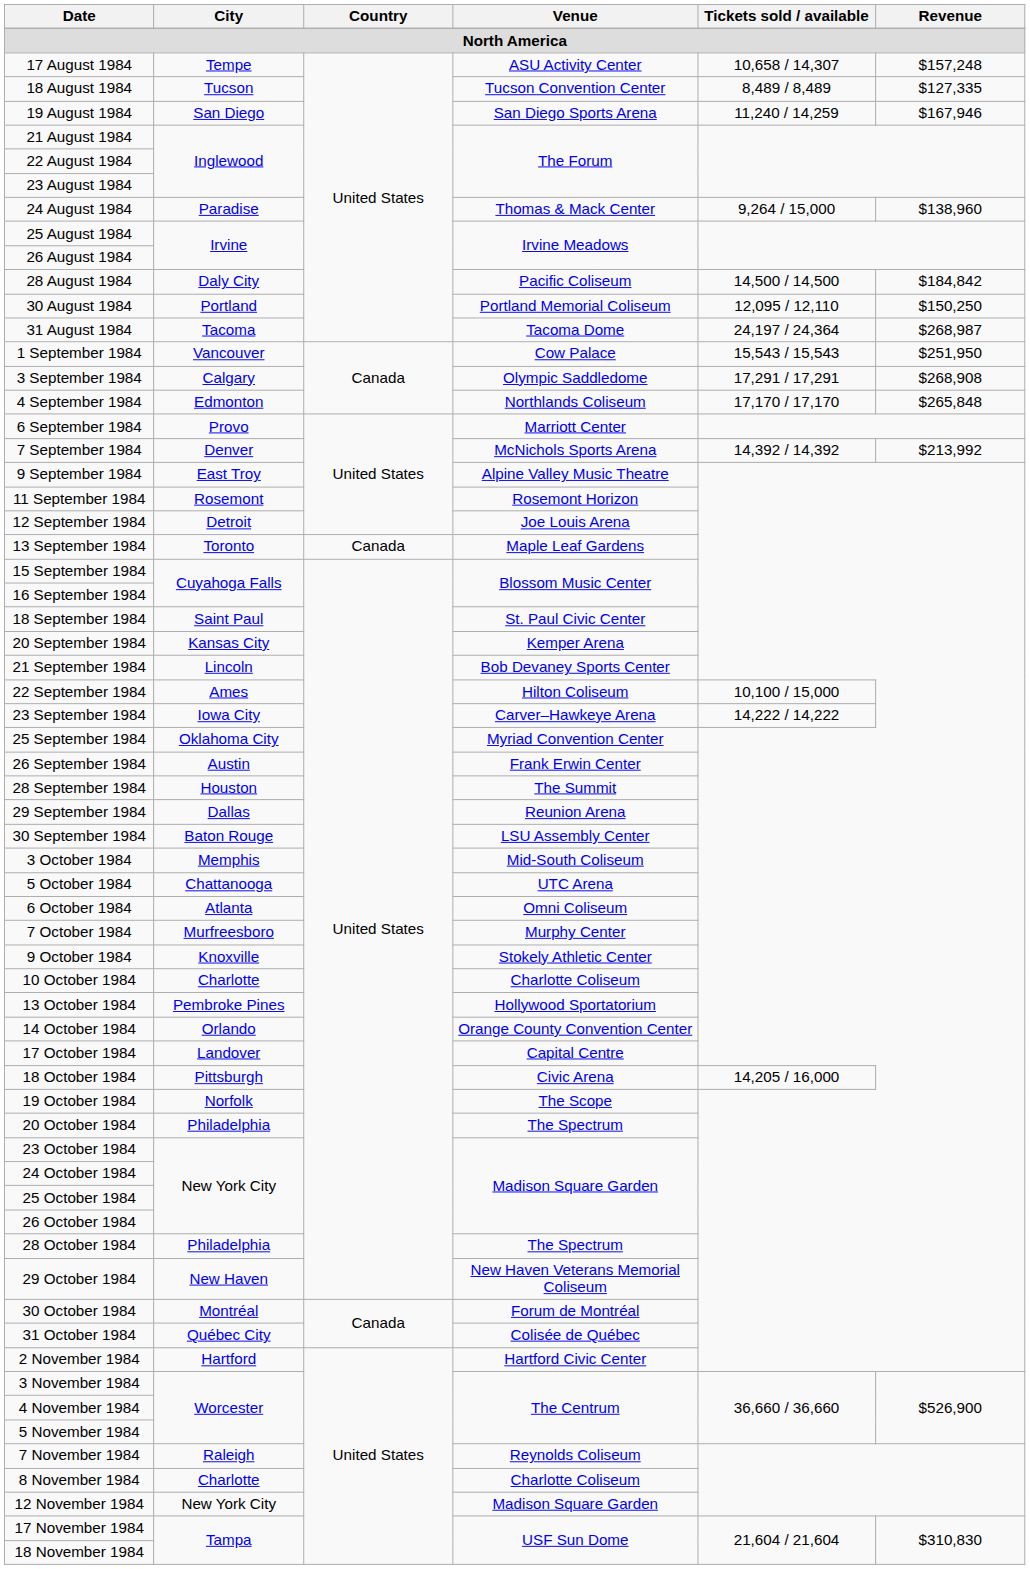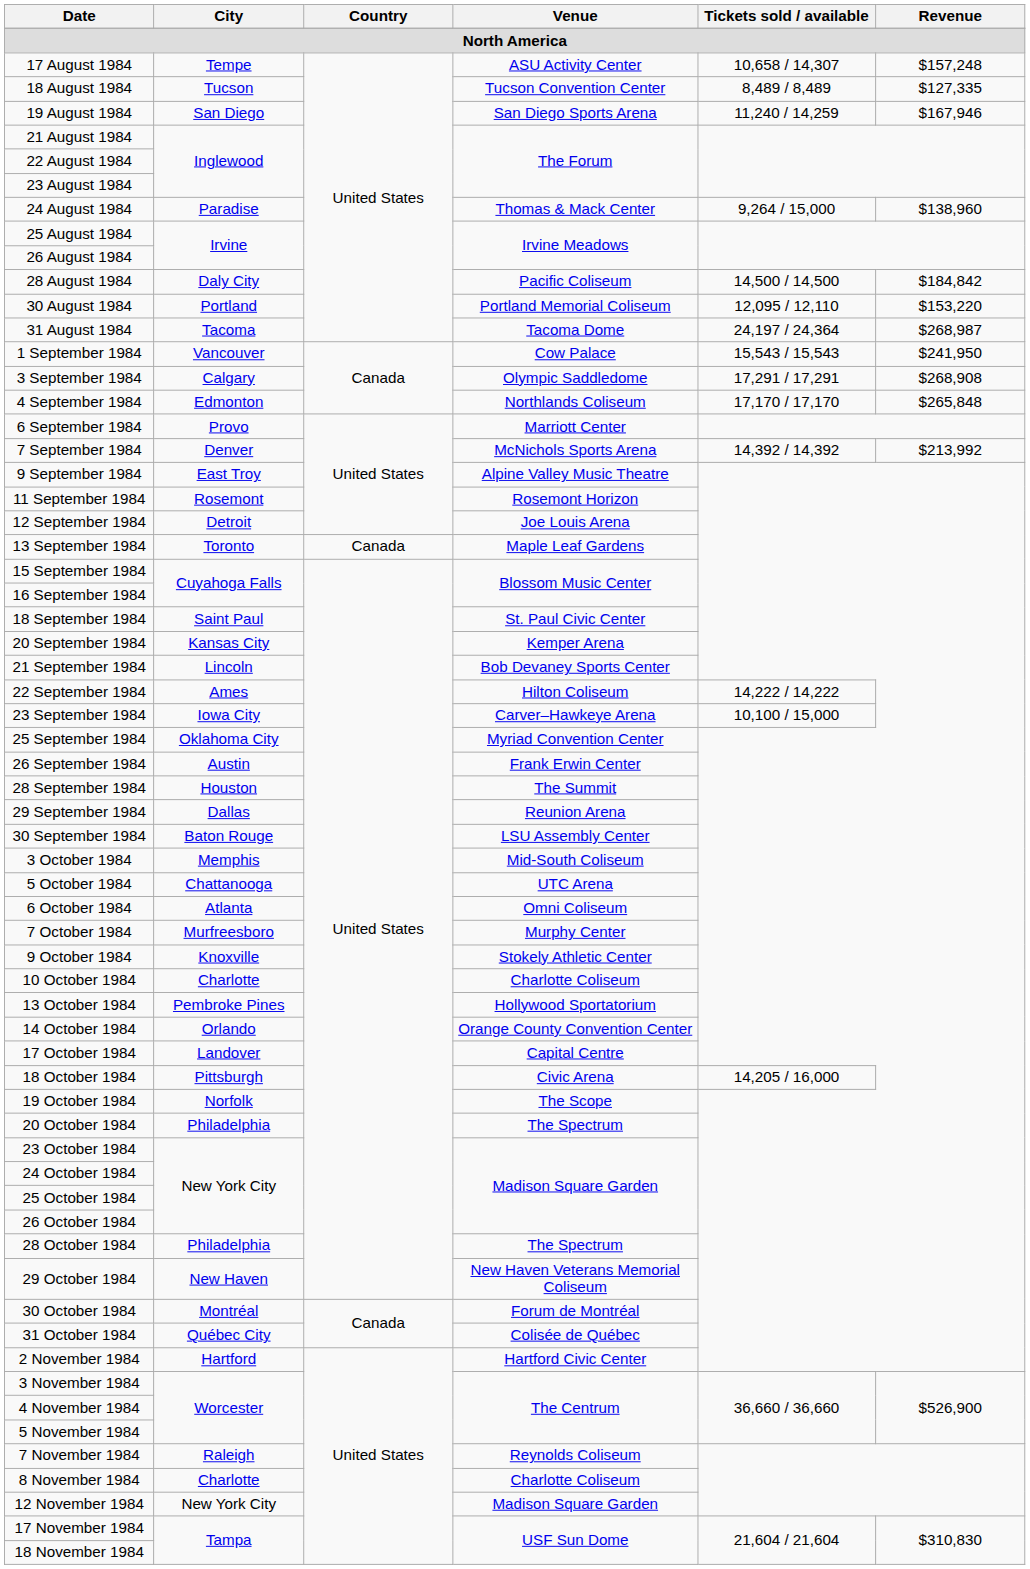(950, 305) $150,250 -> (950, 305) $153,220
(950, 354) $251,950 -> (950, 354) $241,950
(787, 691) 10,100 / 15,000 -> (787, 691) 14,222 / 14,222
(787, 715) 14,222 / 14,222 -> (787, 715) 10,100 / 15,000
